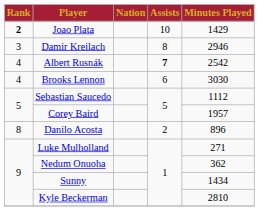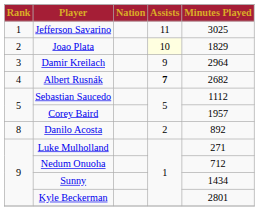+ row: (73, 29)
(19, 29) bold -> (19, 46) normal
(165, 29) no background -> (165, 46) lightyellow background
(218, 29) 1429 -> (218, 46) 1829
(165, 46) 8 -> (165, 63) 9
(218, 46) 2946 -> (218, 63) 2964
(218, 63) 2542 -> (218, 80) 2682
- row: (73, 80)
(218, 130) 896 -> (218, 130) 892
(218, 164) 362 -> (218, 164) 712
(218, 197) 2810 -> (218, 197) 2801
